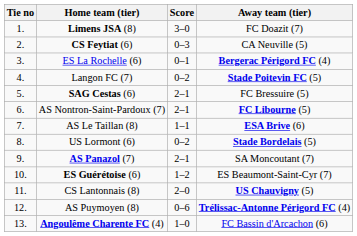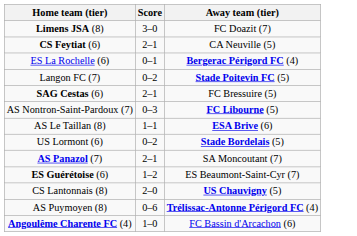- column: (20, 12)
(182, 45) 0–3 -> (150, 45) 2–1
(182, 110) 2–1 -> (150, 110) 0–3
